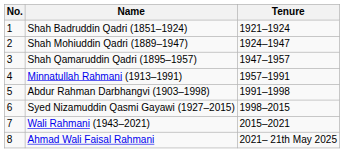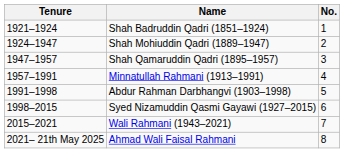columns swapped: (15, 12) <-> (288, 12)
